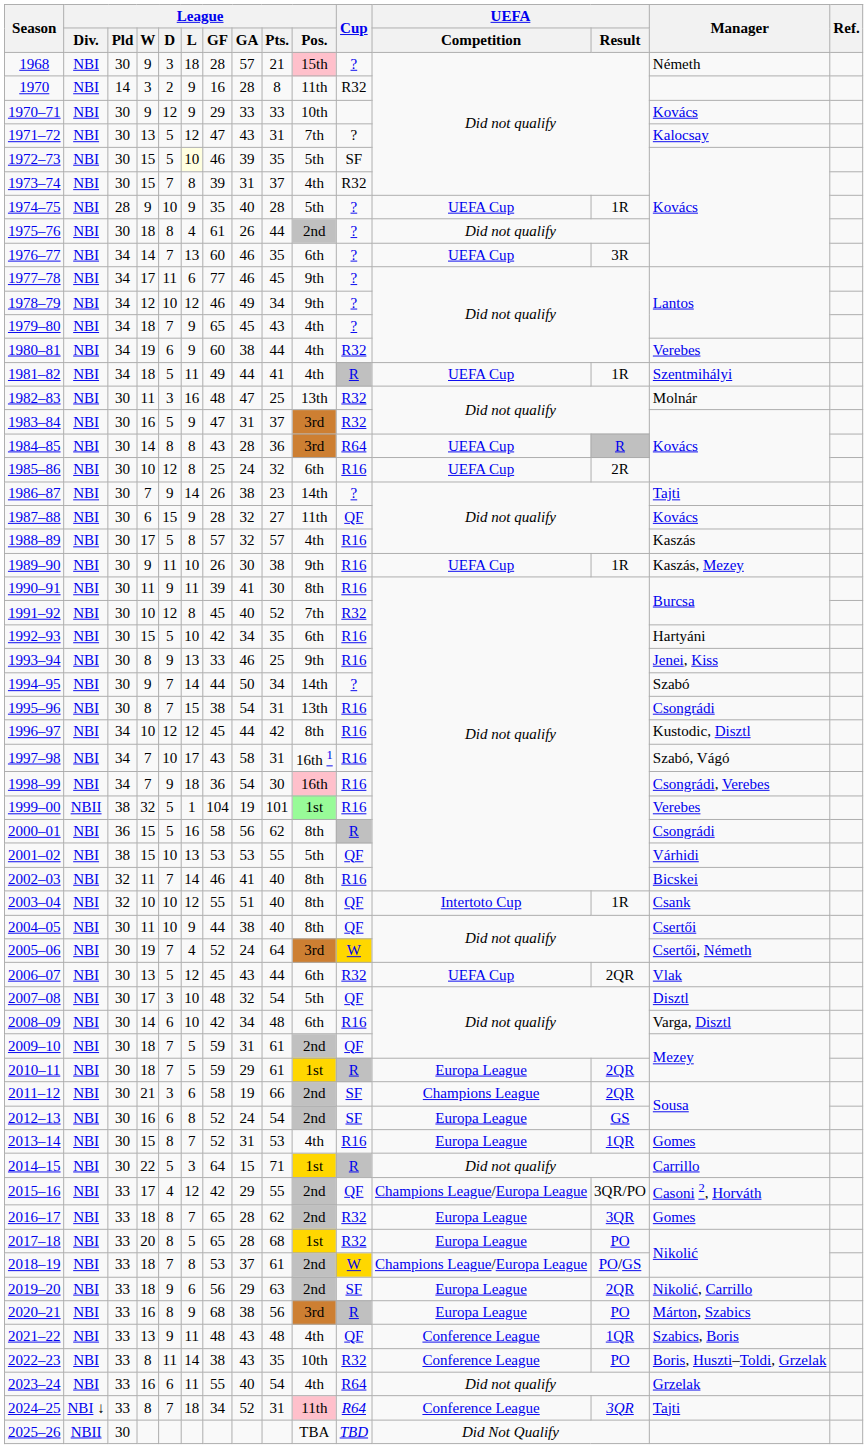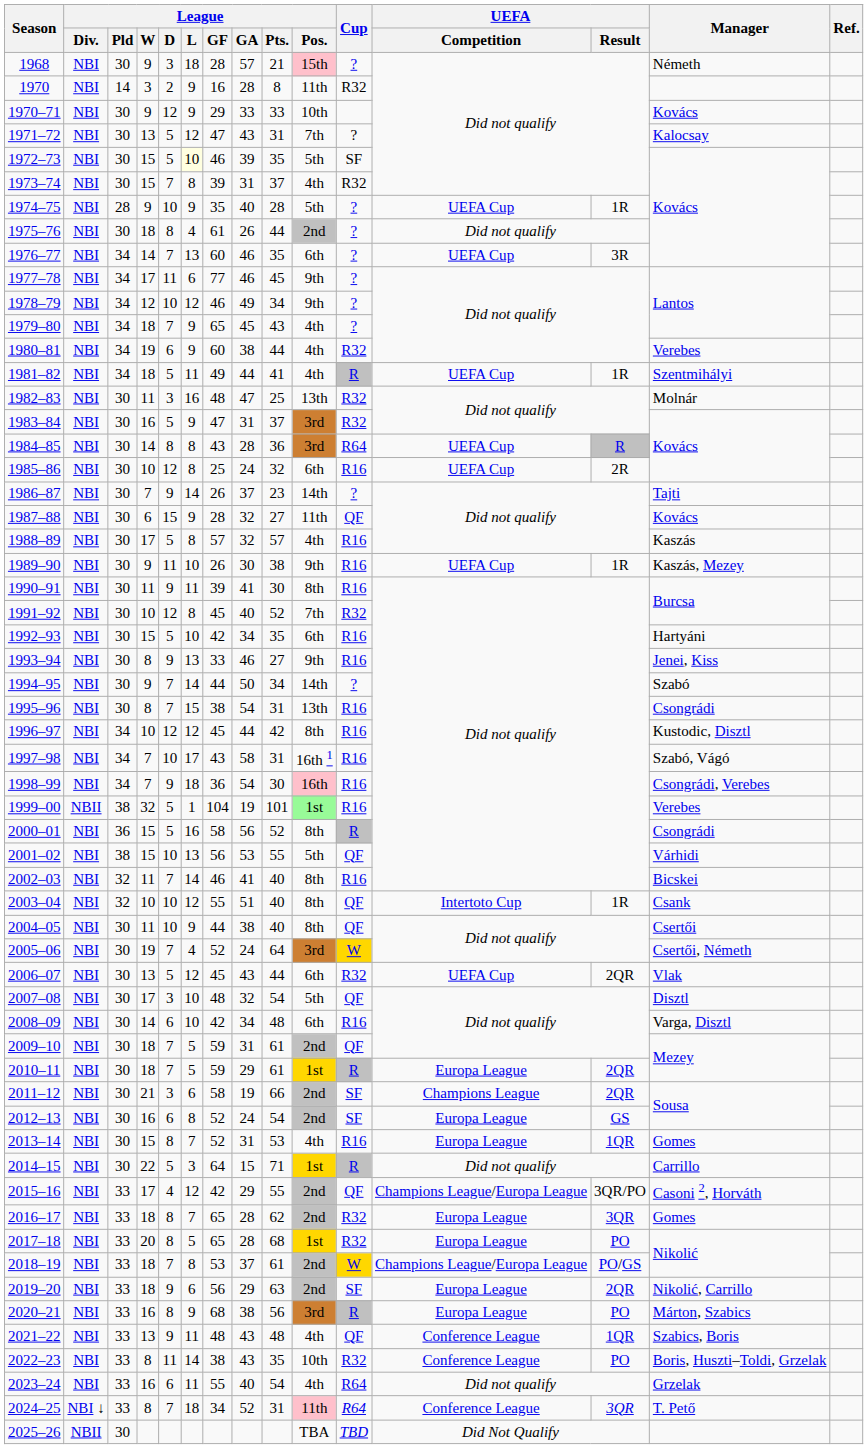(247, 493) 38 -> (247, 493) 37
(277, 660) 25 -> (277, 660) 27
(277, 831) 62 -> (277, 831) 52
(217, 855) 53 -> (217, 855) 56
(667, 1408) Tajti -> (674, 1408) T. Pető
